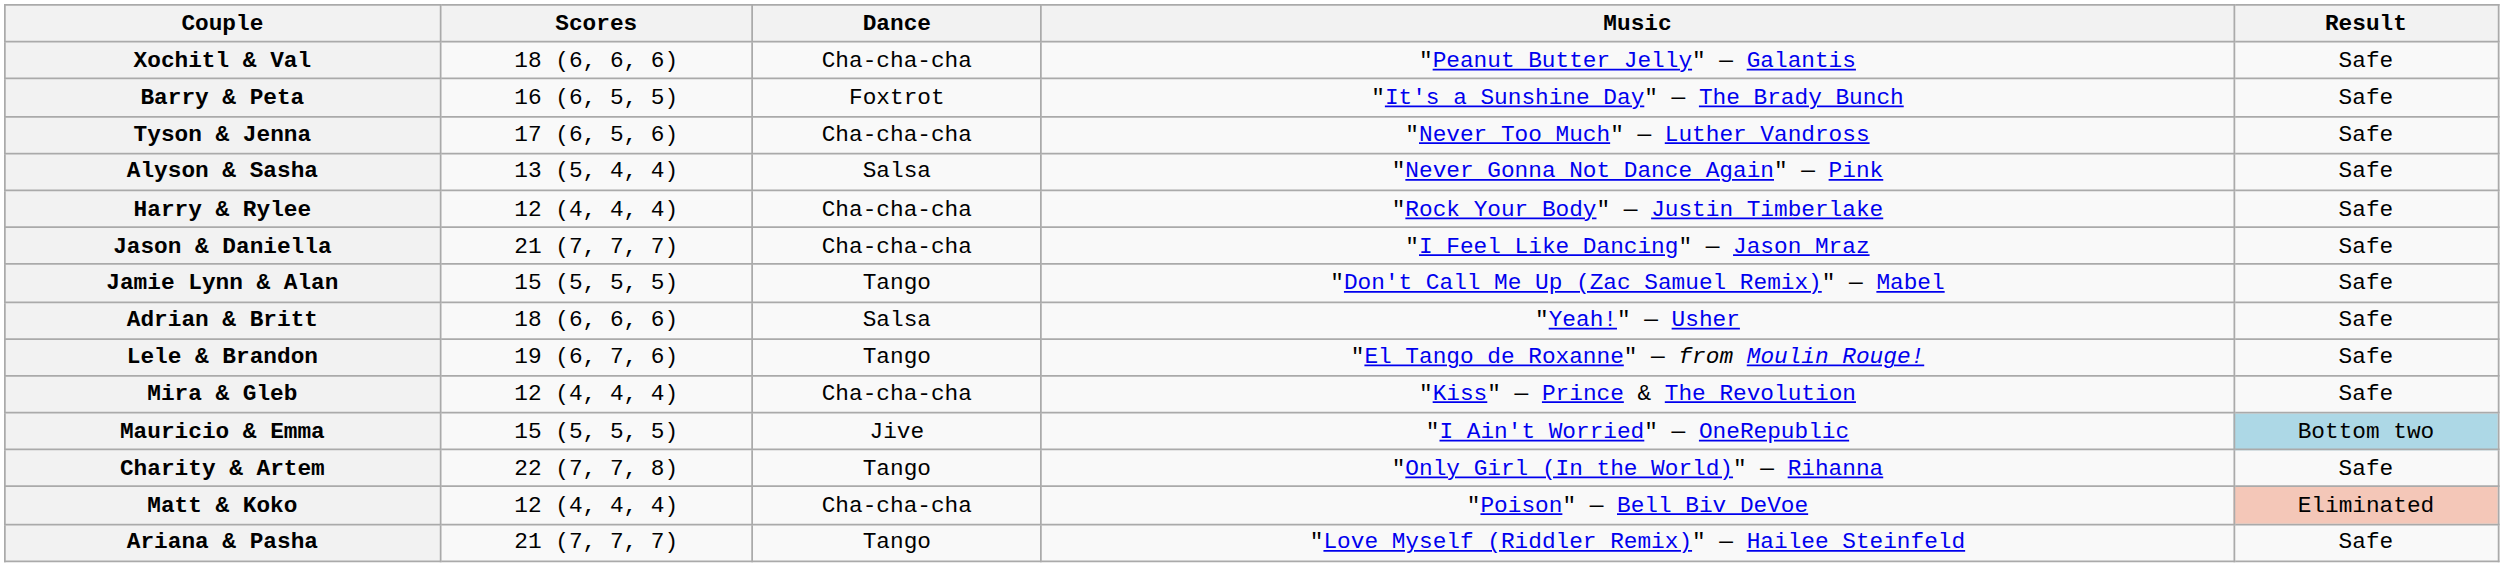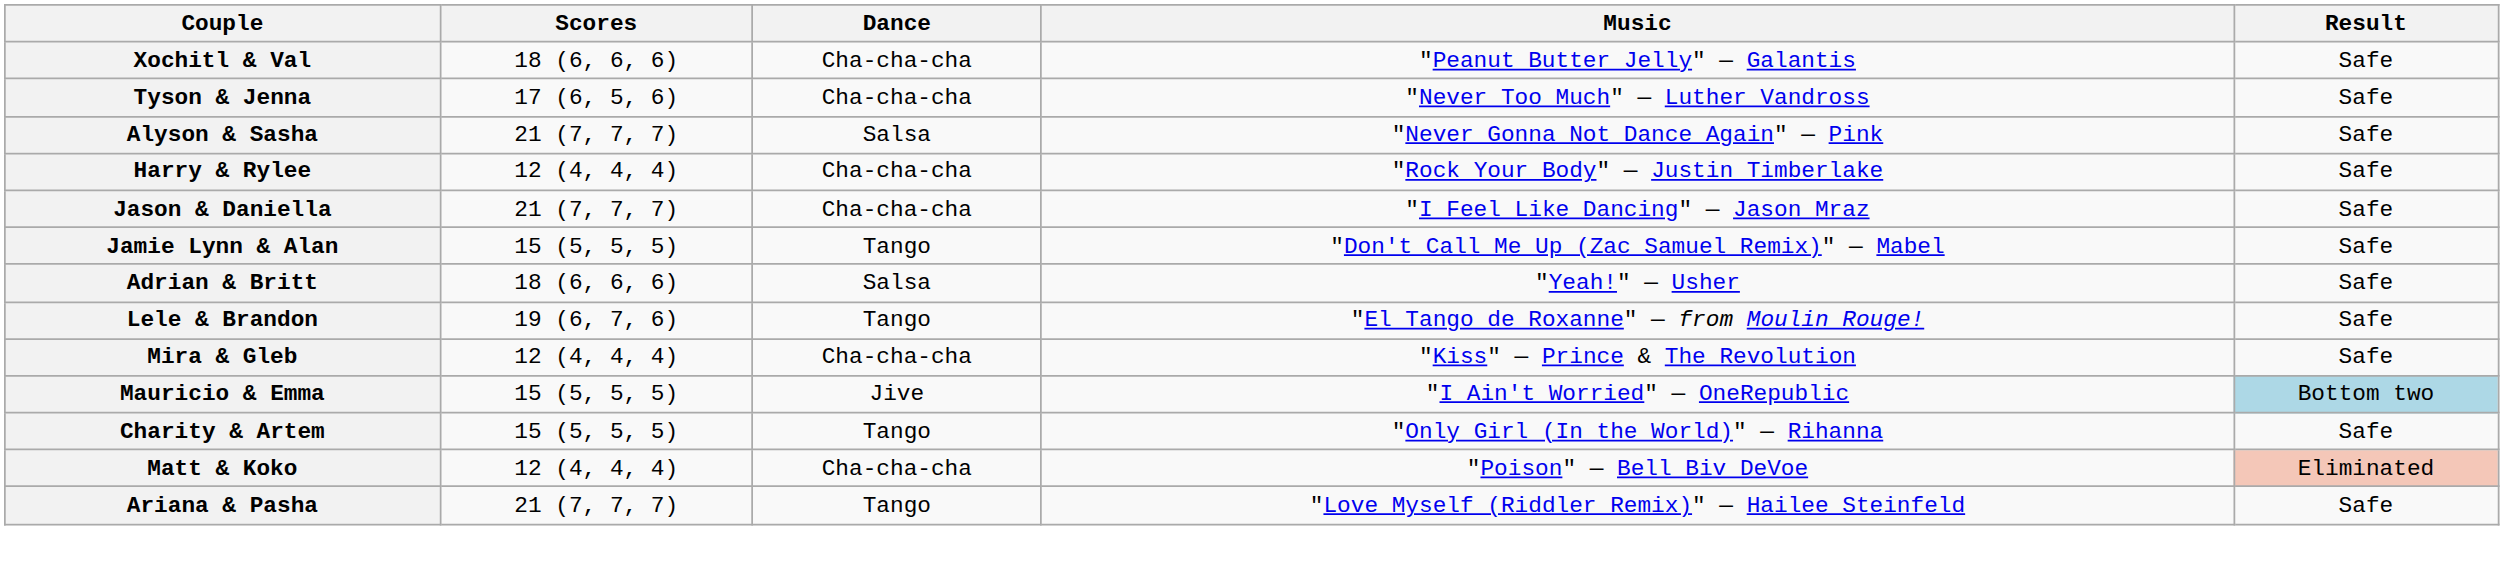- row: (222, 98)
(596, 172) 13 (5, 4, 4) -> (596, 135) 21 (7, 7, 7)
(596, 468) 22 (7, 7, 8) -> (596, 431) 15 (5, 5, 5)
